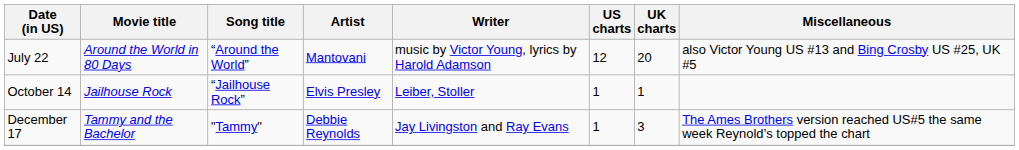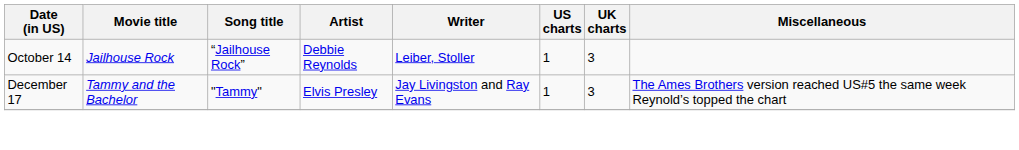- row: (28, 57)
(343, 92) Elvis Presley -> (330, 57) Debbie Reynolds
(641, 92) 1 -> (591, 57) 3
(333, 127) Debbie Reynolds -> (340, 92) Elvis Presley
